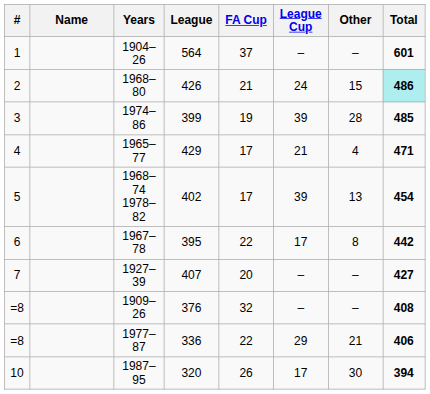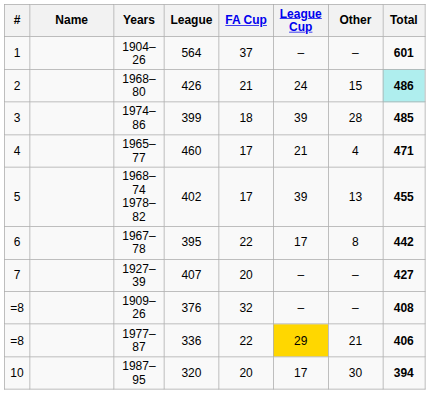(246, 118) 19 -> (246, 118) 18
(191, 150) 429 -> (191, 150) 460
(404, 196) 454 -> (404, 196) 455
(301, 340) no background -> (301, 340) gold background
(246, 373) 26 -> (246, 373) 20
